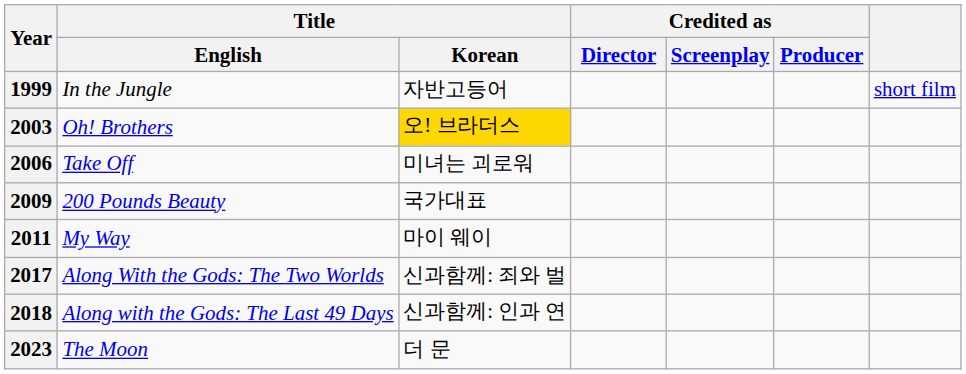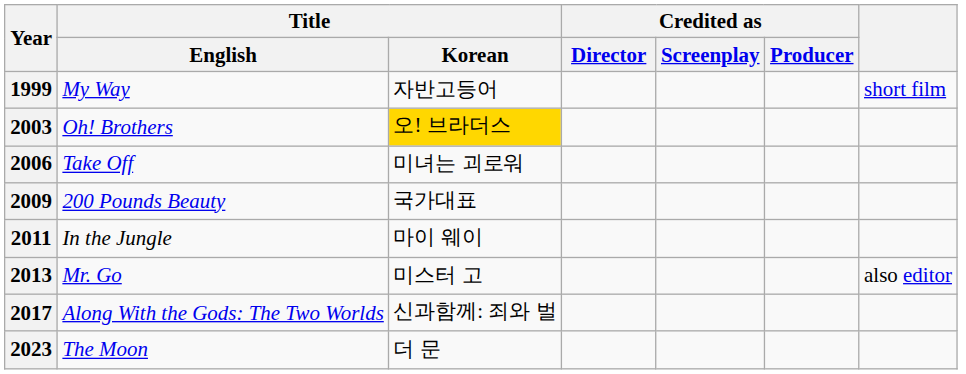(117, 89) In the Jungle -> (96, 89) My Way
(96, 238) My Way -> (117, 238) In the Jungle
+ row: (31, 275)
- row: (31, 312)
